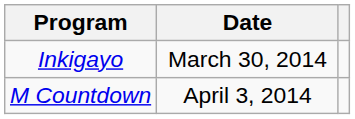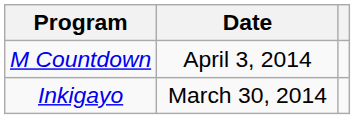rows swapped: (81, 58) <-> (81, 95)
